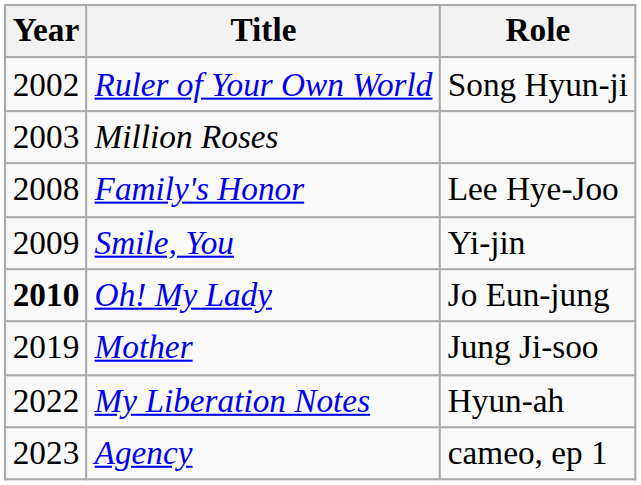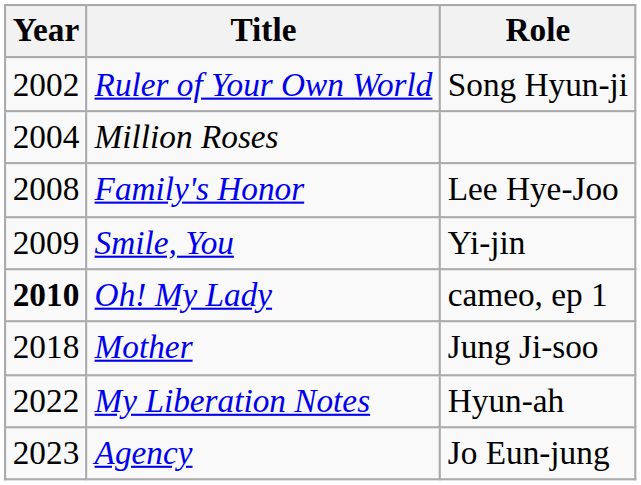(46, 136) 2003 -> (46, 136) 2004
(529, 294) Jo Eun-jung -> (528, 294) cameo, ep 1
(46, 347) 2019 -> (46, 347) 2018
(528, 453) cameo, ep 1 -> (529, 453) Jo Eun-jung
